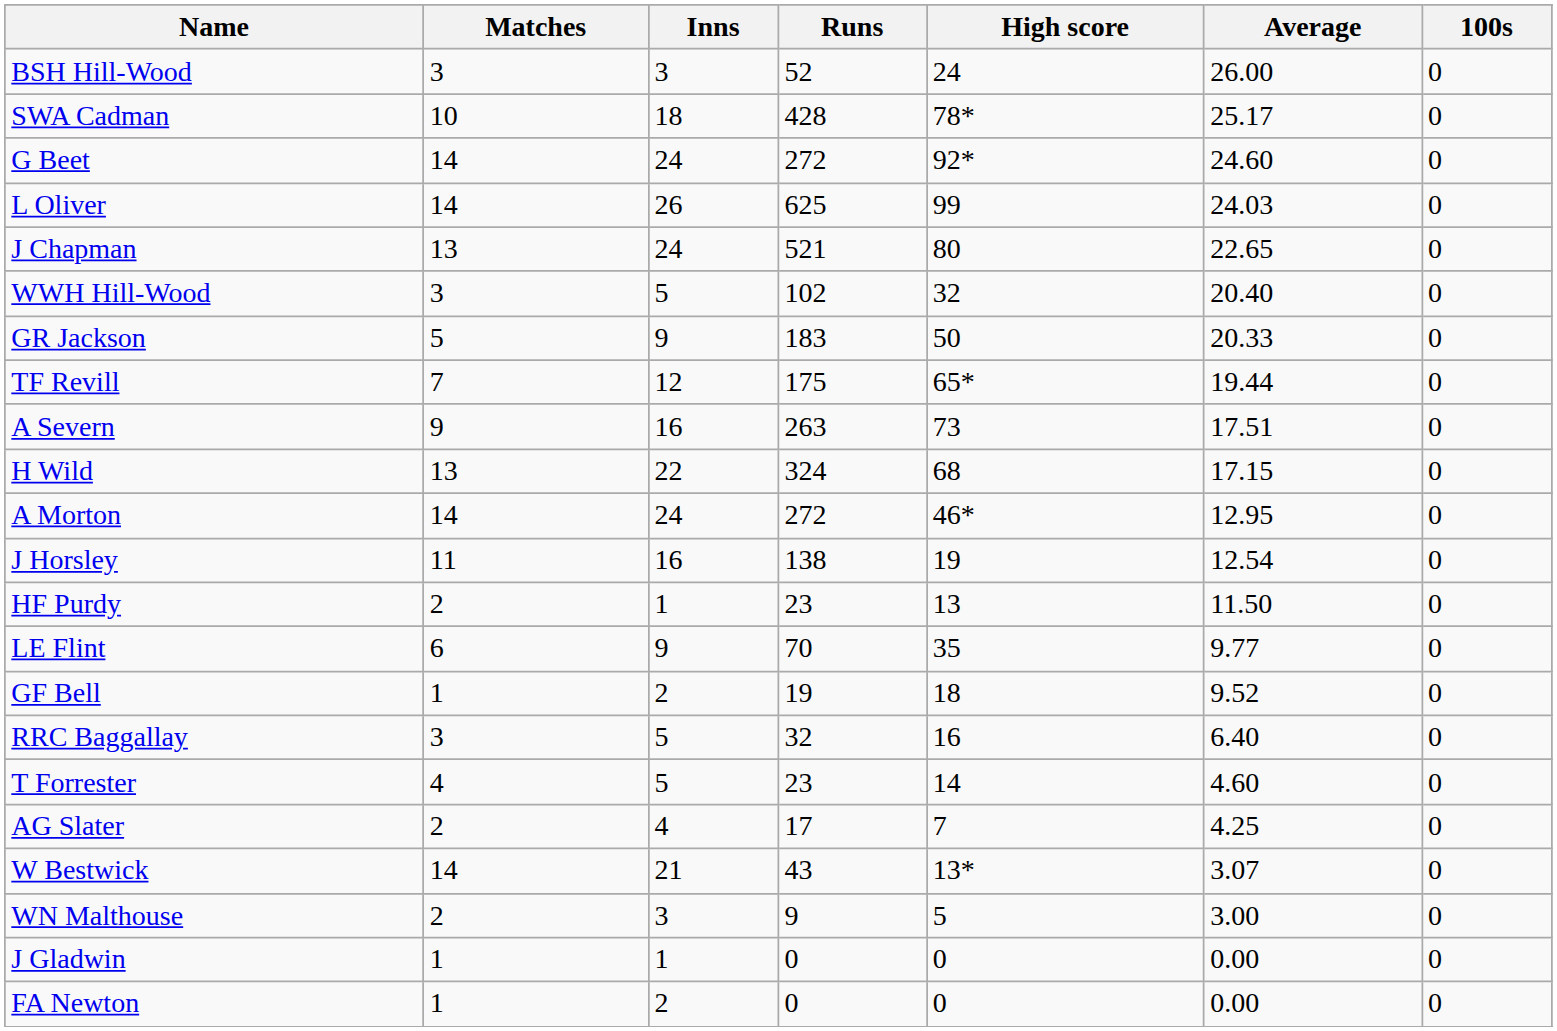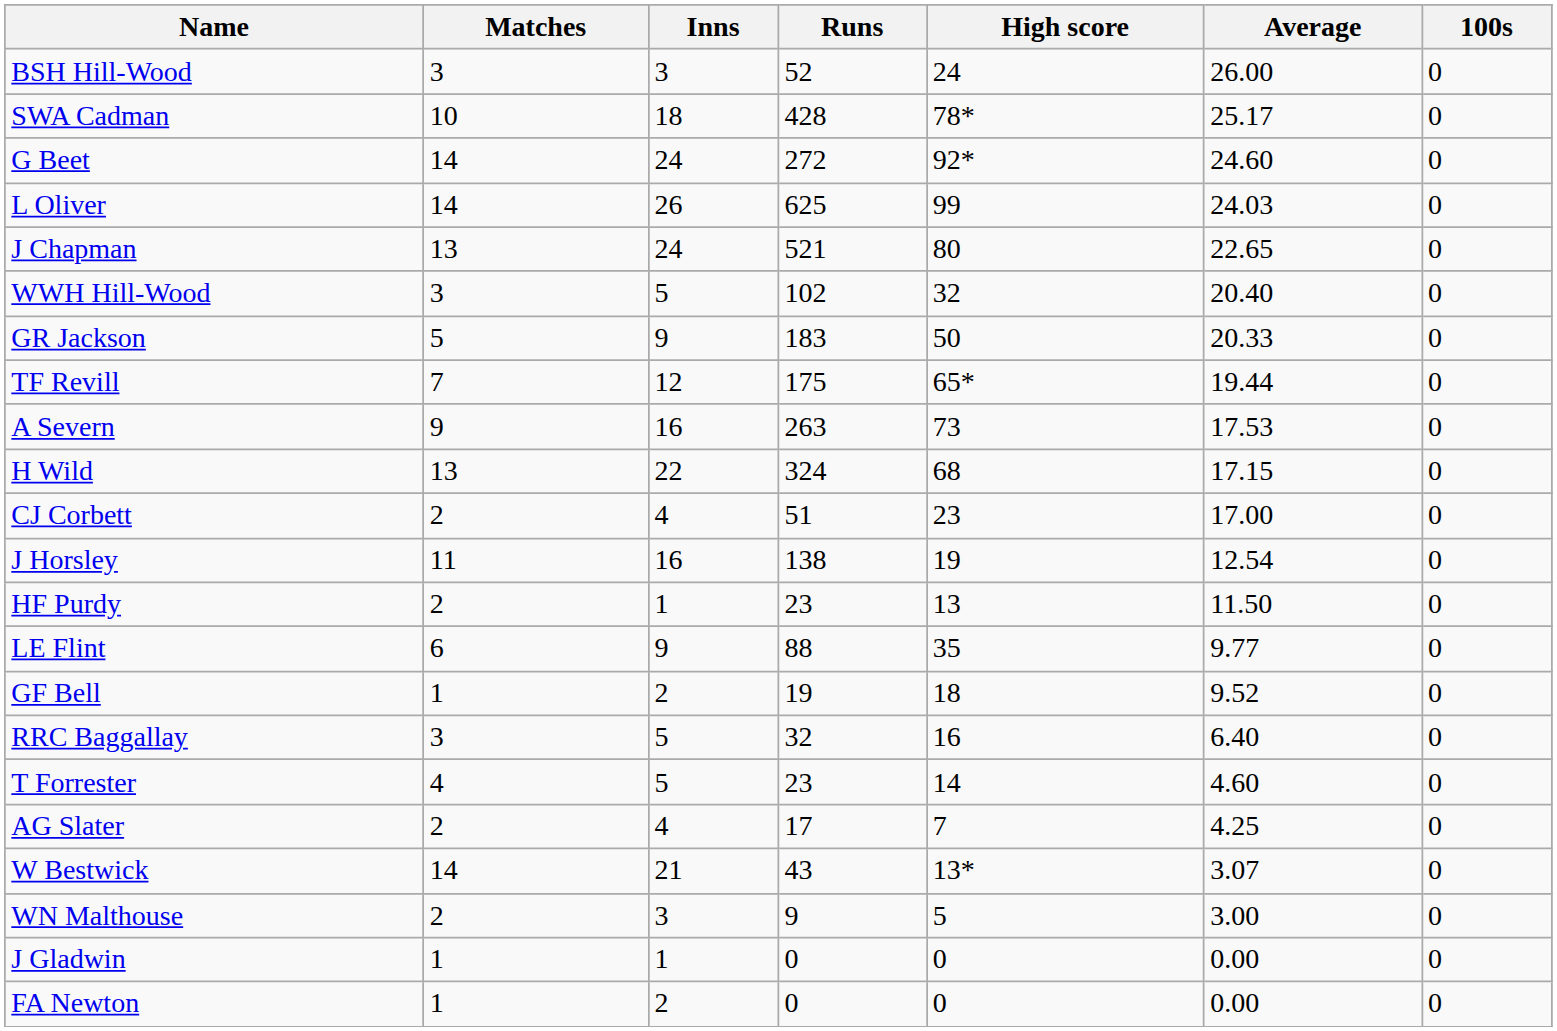(1242, 426) 17.51 -> (1242, 426) 17.53
+ row: (72, 515)
- row: (66, 515)
(798, 648) 70 -> (798, 648) 88
